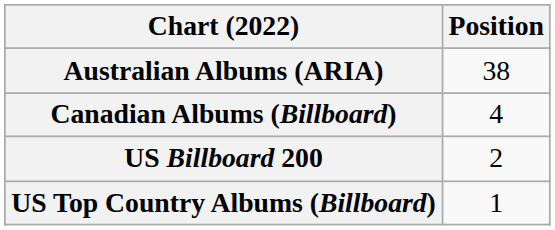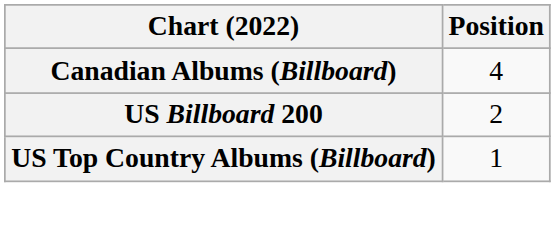- row: (224, 70)
